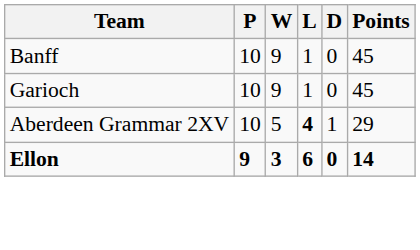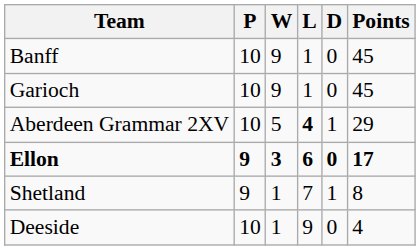(363, 158) 14 -> (363, 158) 17
+ row: (47, 192)
+ row: (44, 227)
